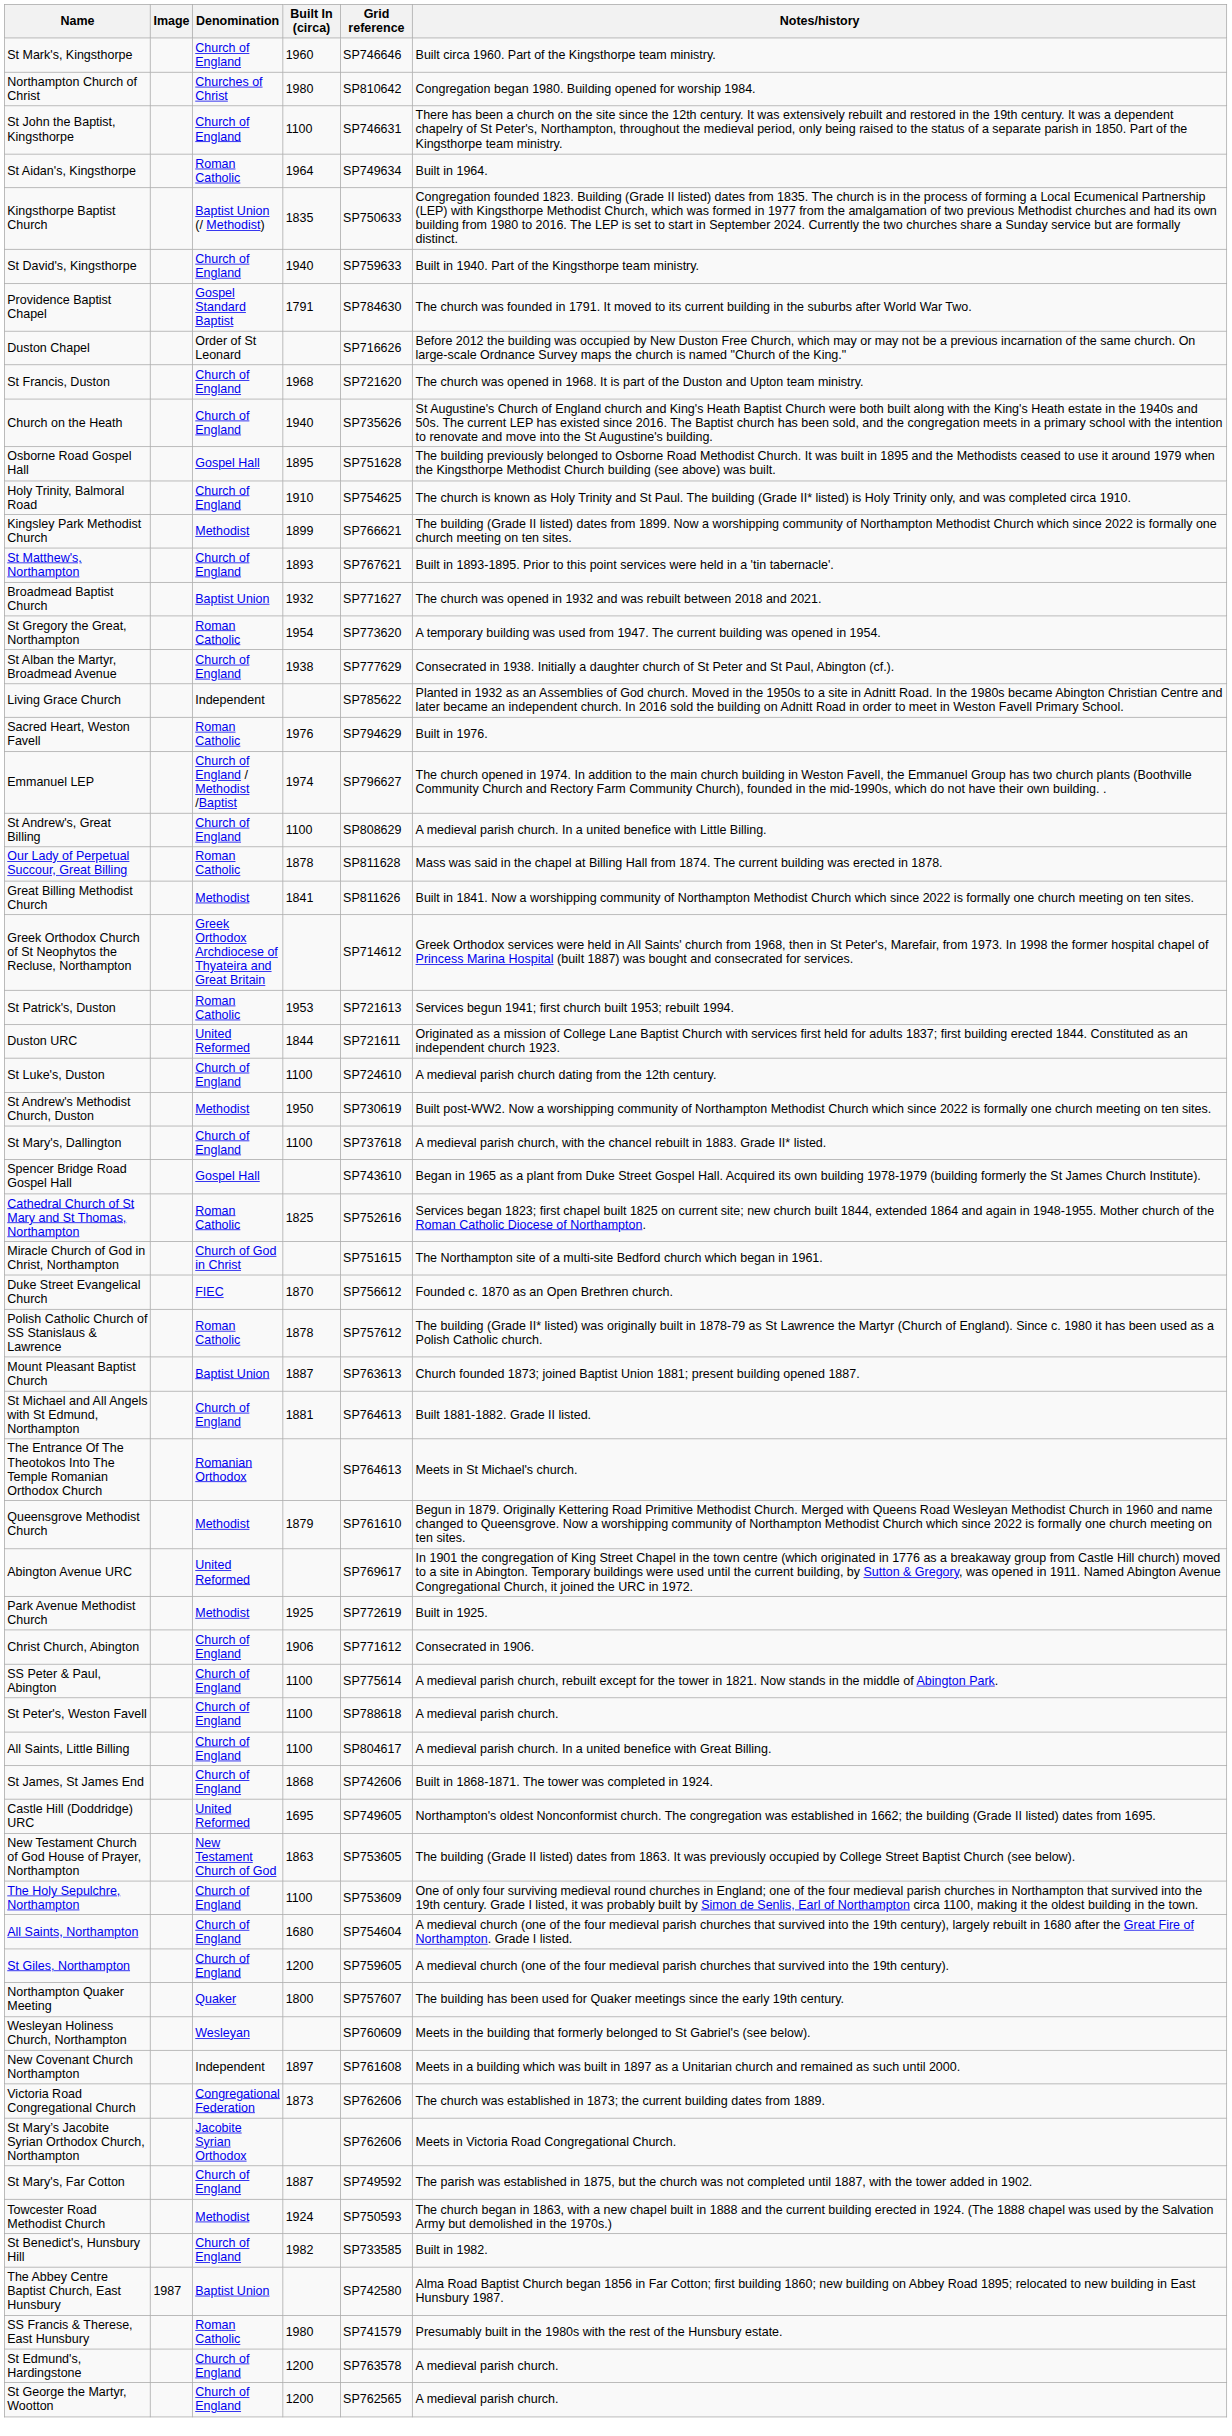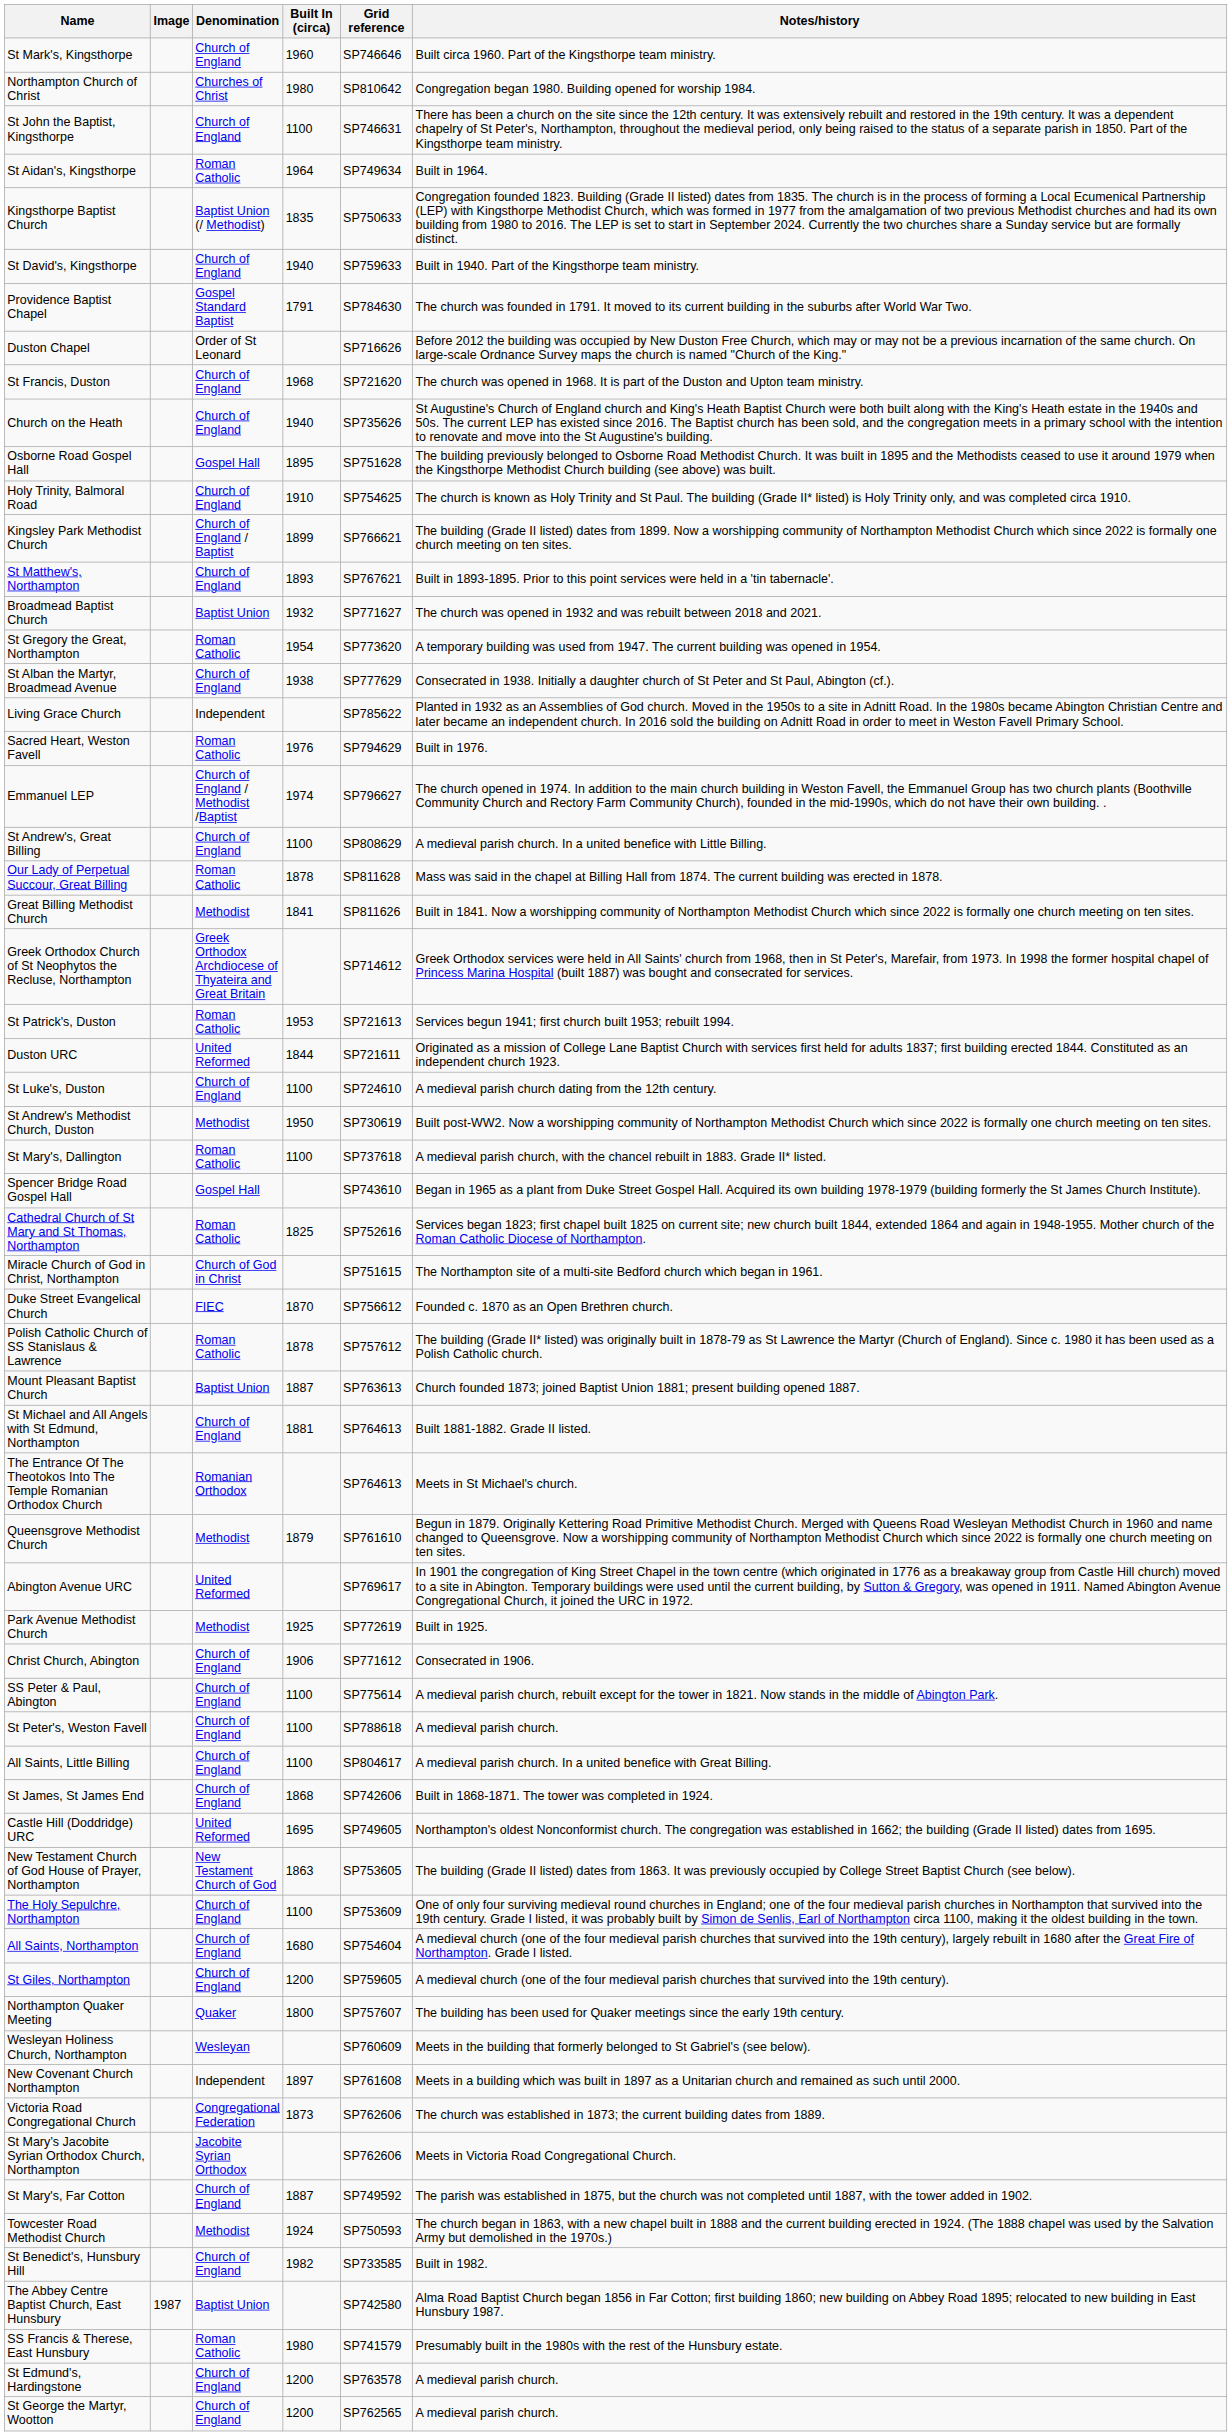(222, 531) Methodist -> (222, 538) Church of England / Baptist
(222, 1142) Church of England -> (218, 1156) Roman Catholic
